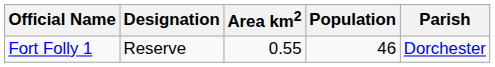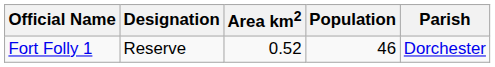(285, 49) 0.55 -> (285, 49) 0.52
